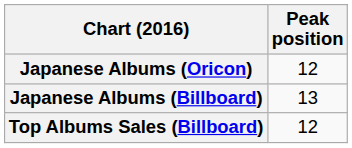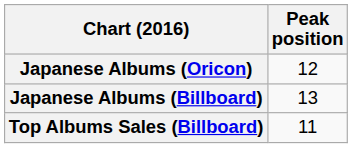(308, 127) 12 -> (308, 127) 11
